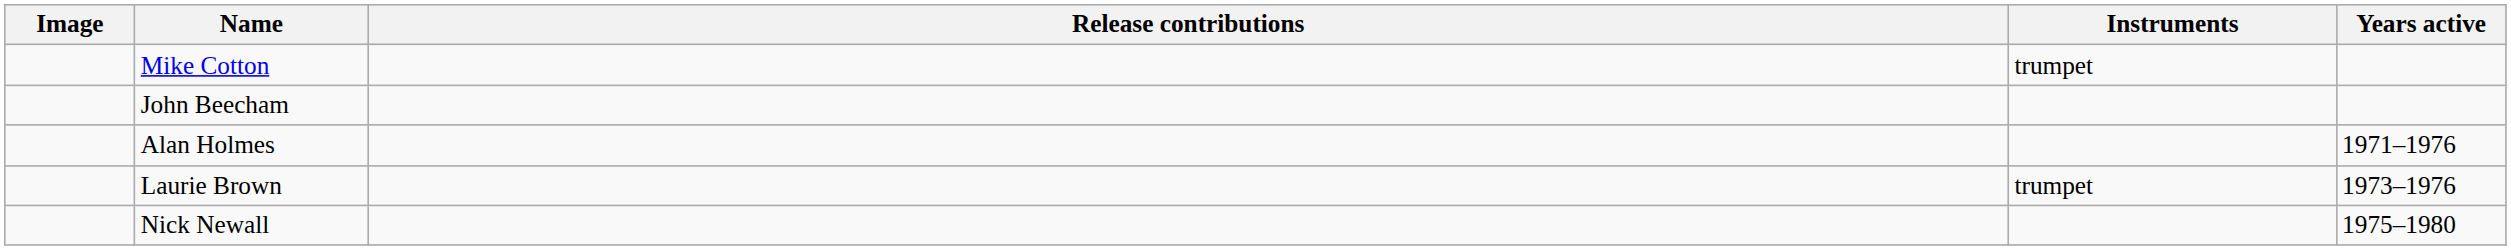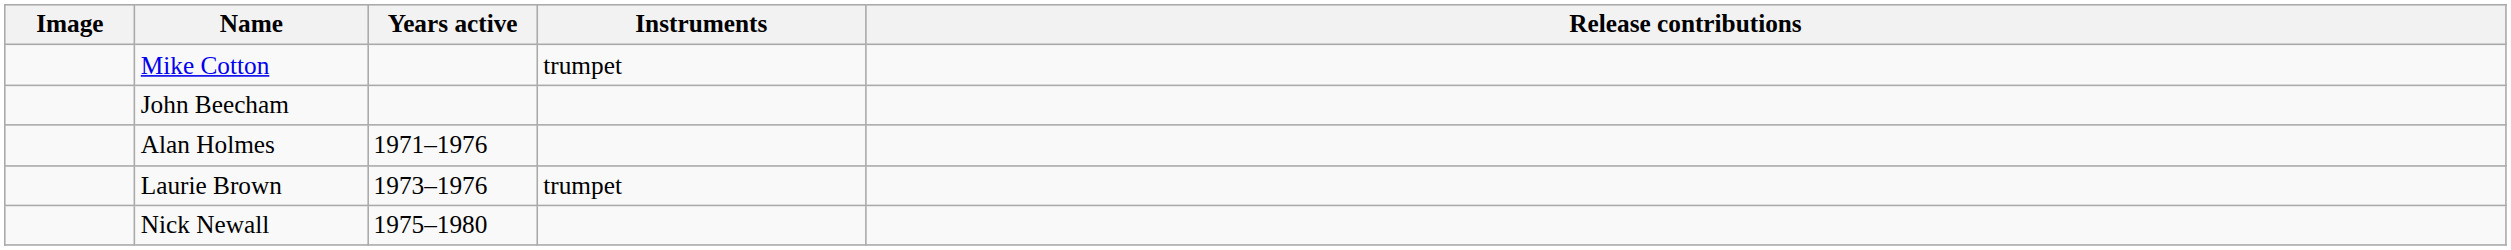columns swapped: (2421, 24) <-> (1188, 24)
